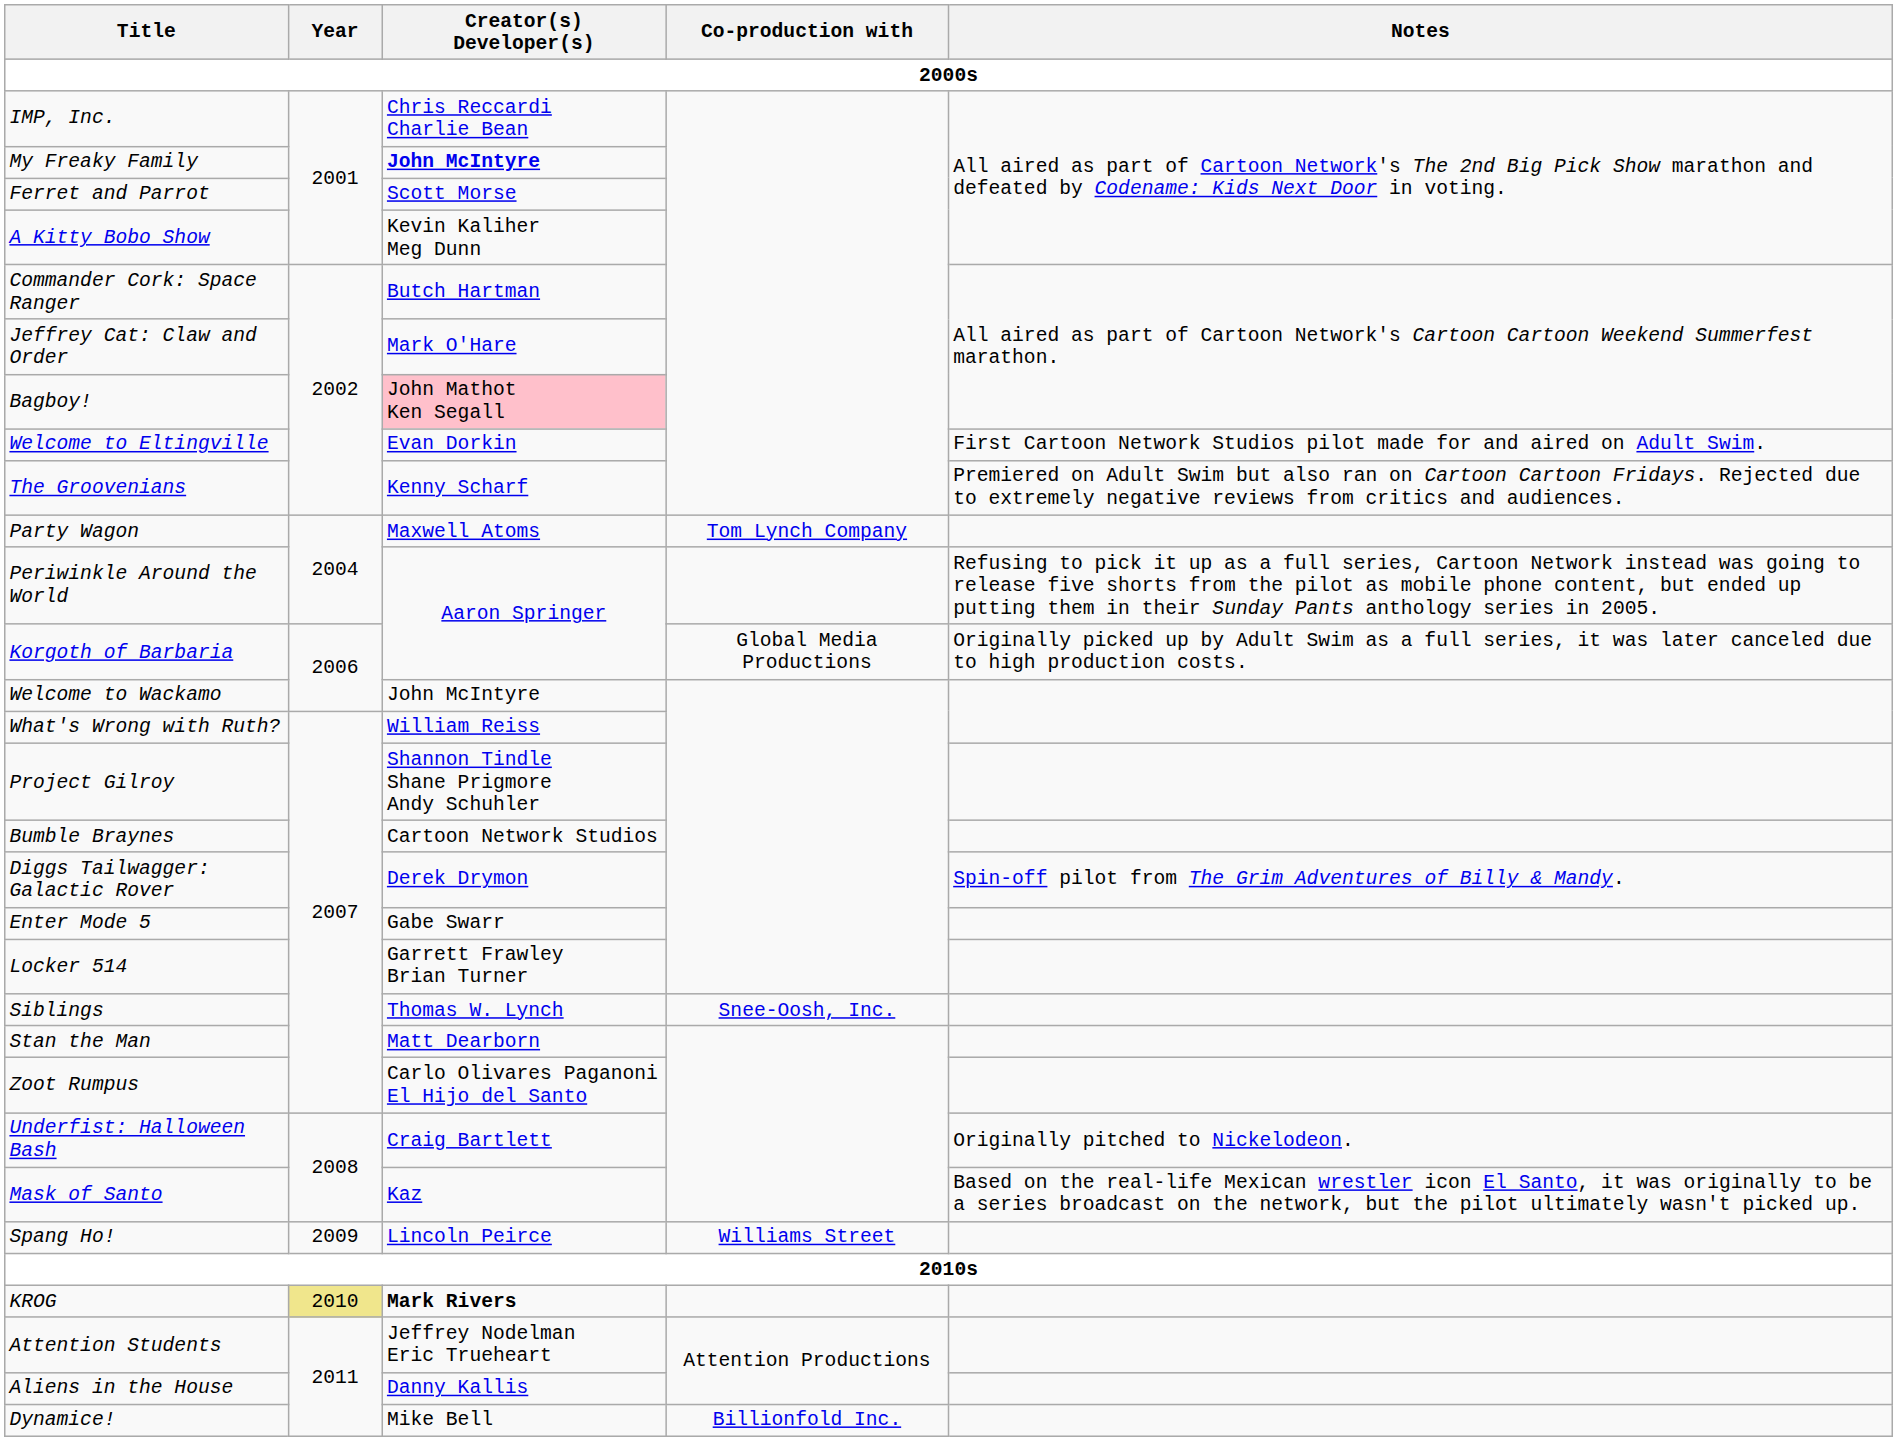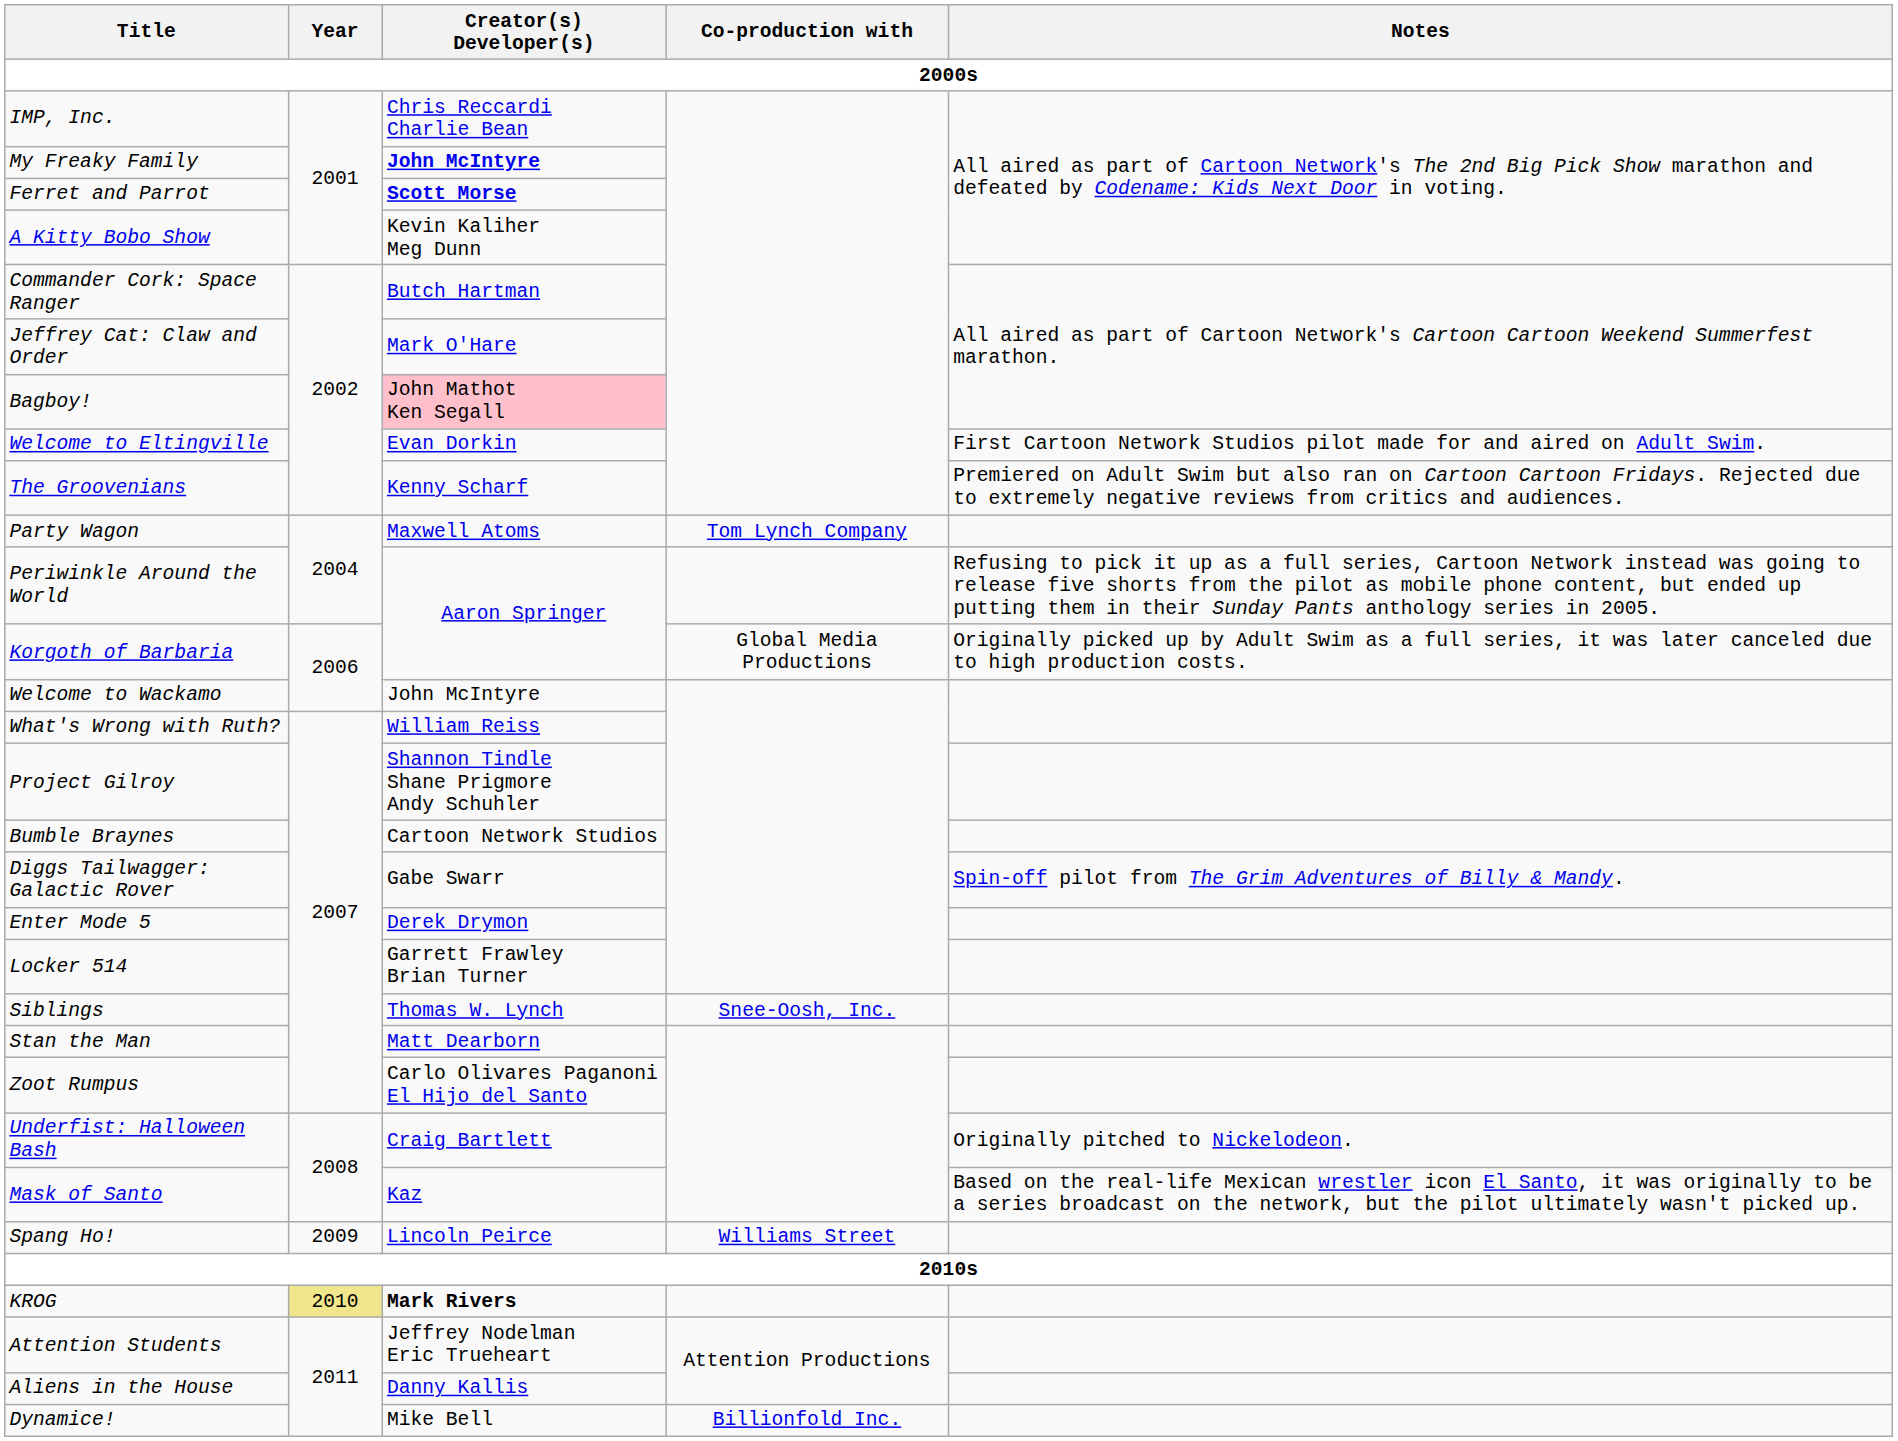(452, 194) normal -> (452, 194) bold
(458, 880) Derek Drymon -> (446, 880) Gabe Swarr
(446, 923) Gabe Swarr -> (458, 923) Derek Drymon
